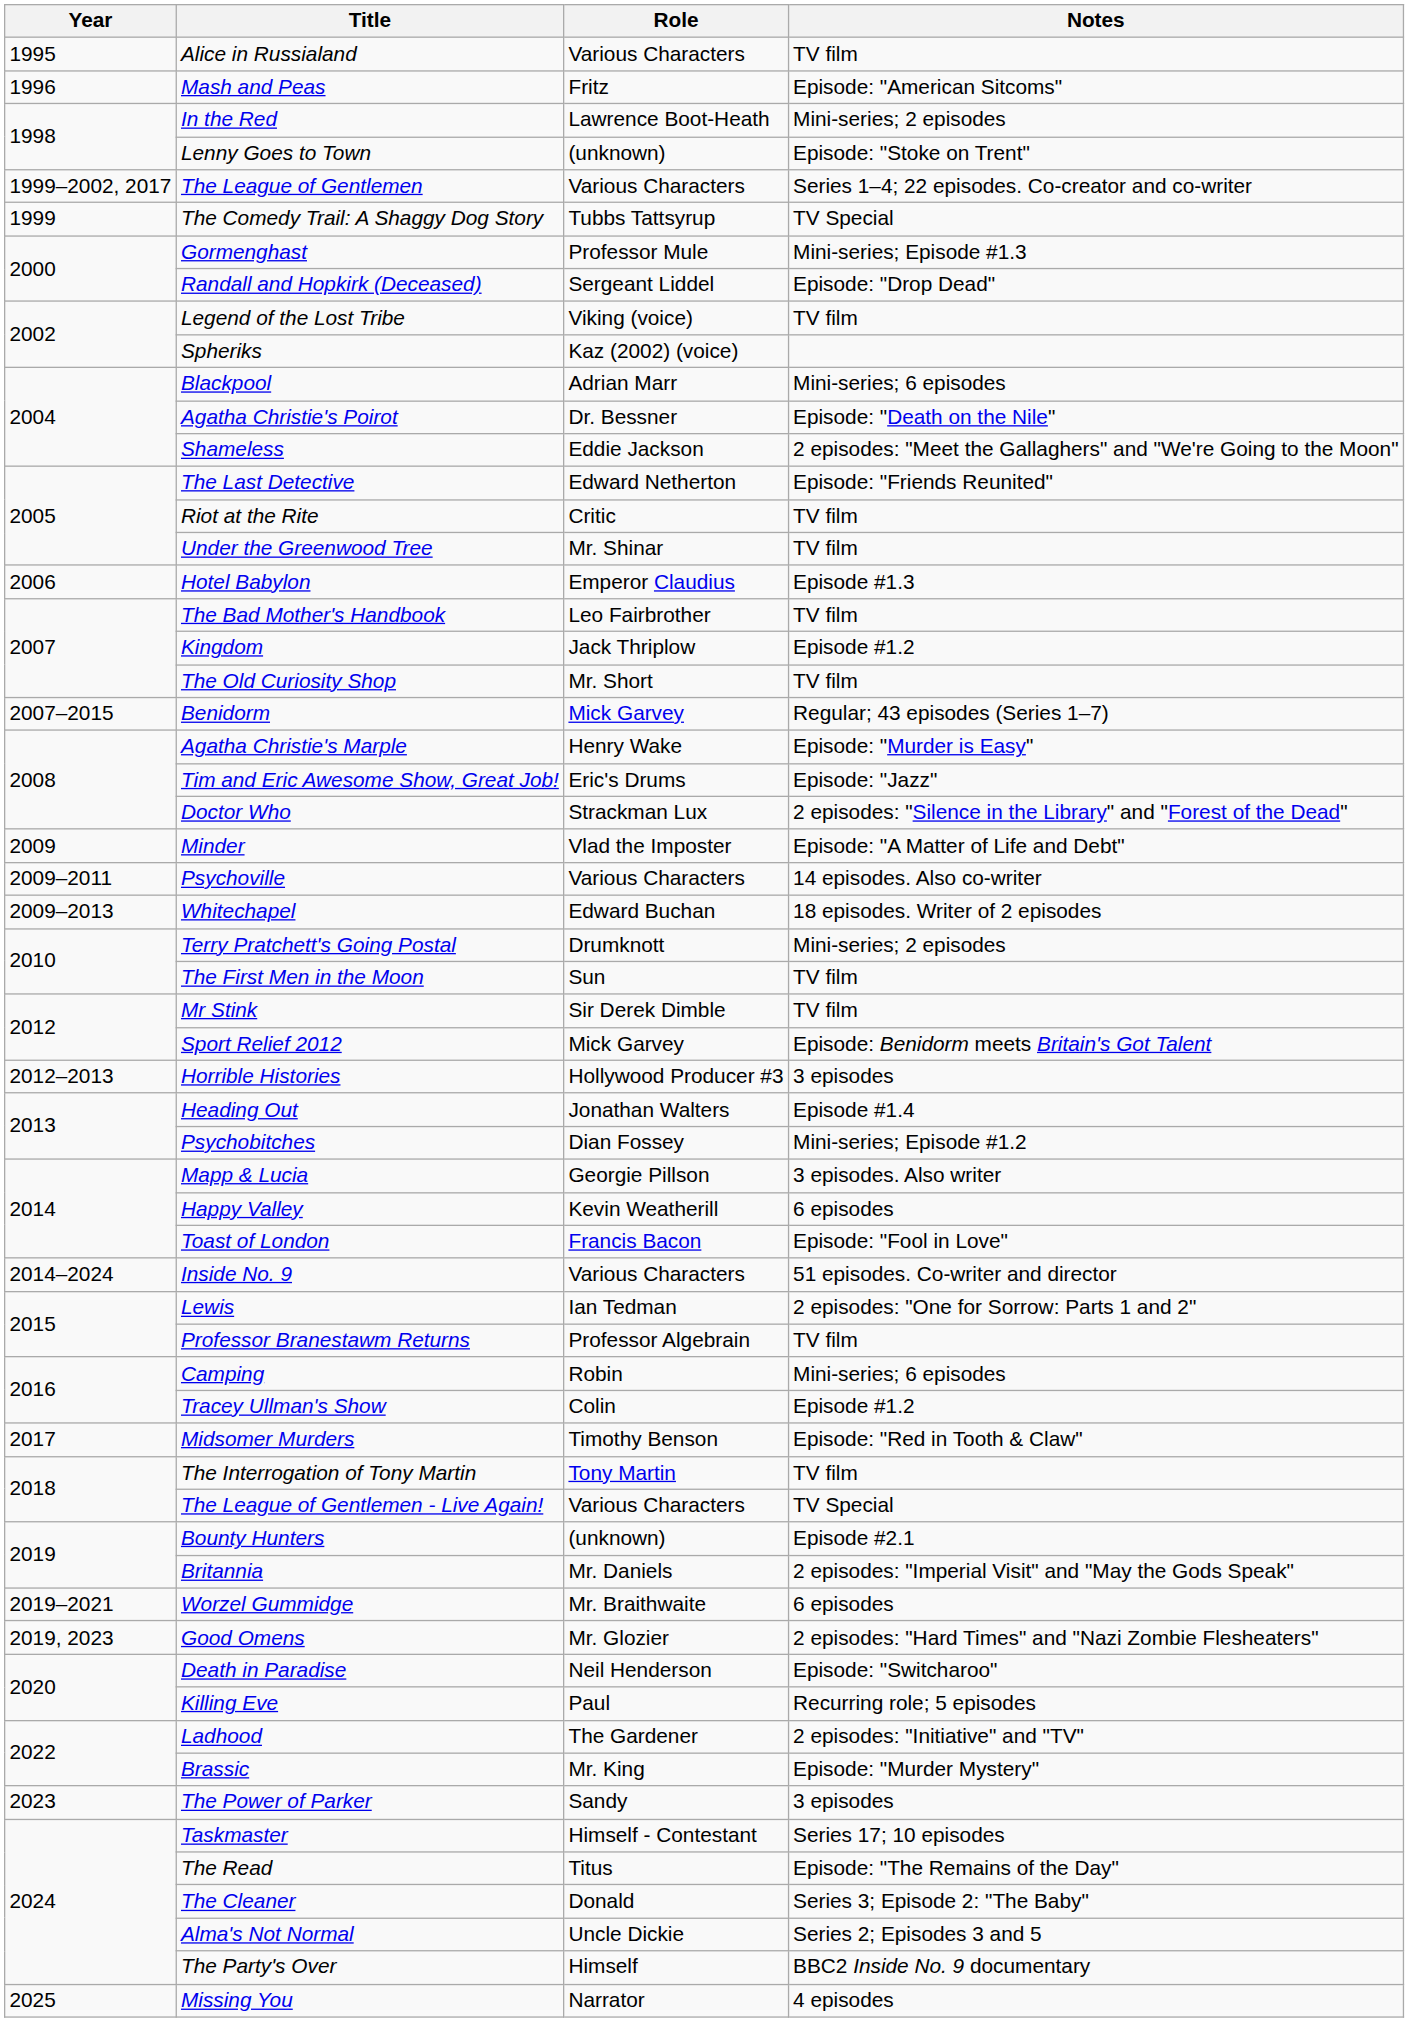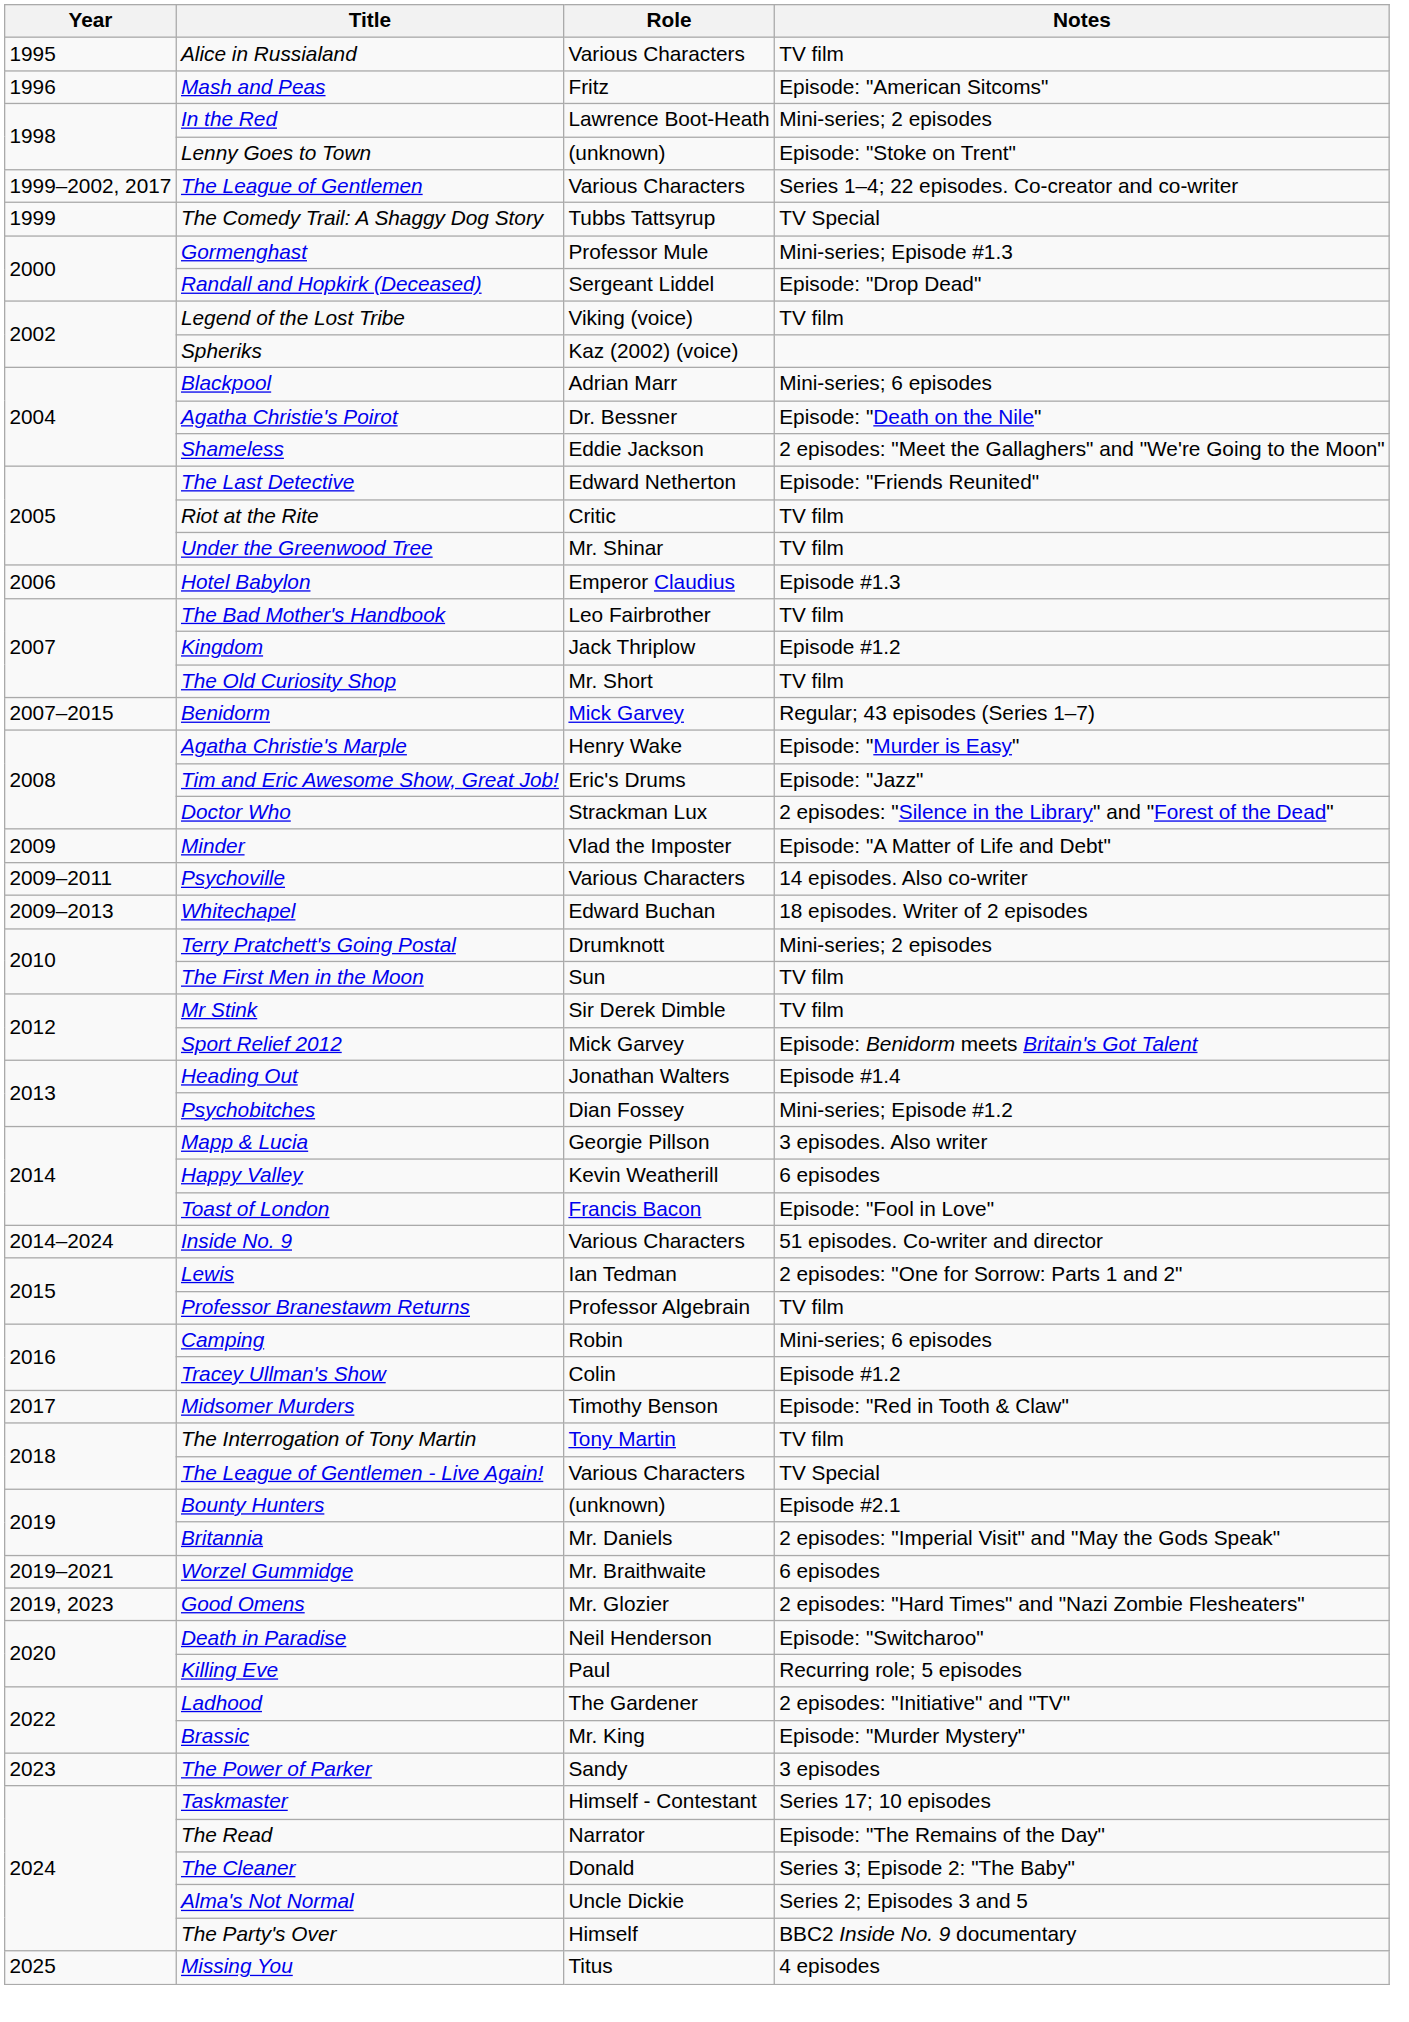- row: (261, 1076)
(591, 1868) Titus -> (607, 1835) Narrator
(607, 2000) Narrator -> (591, 1967) Titus
